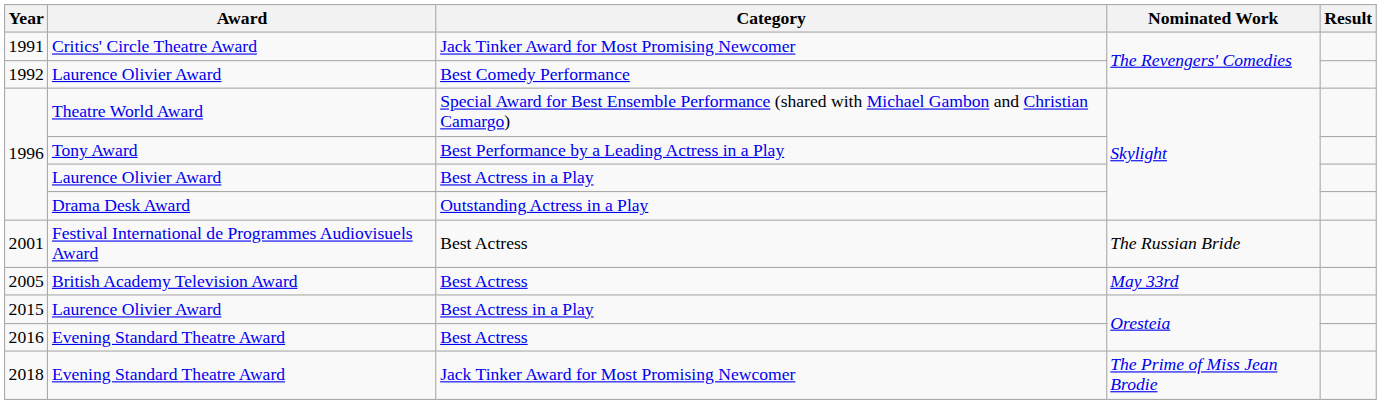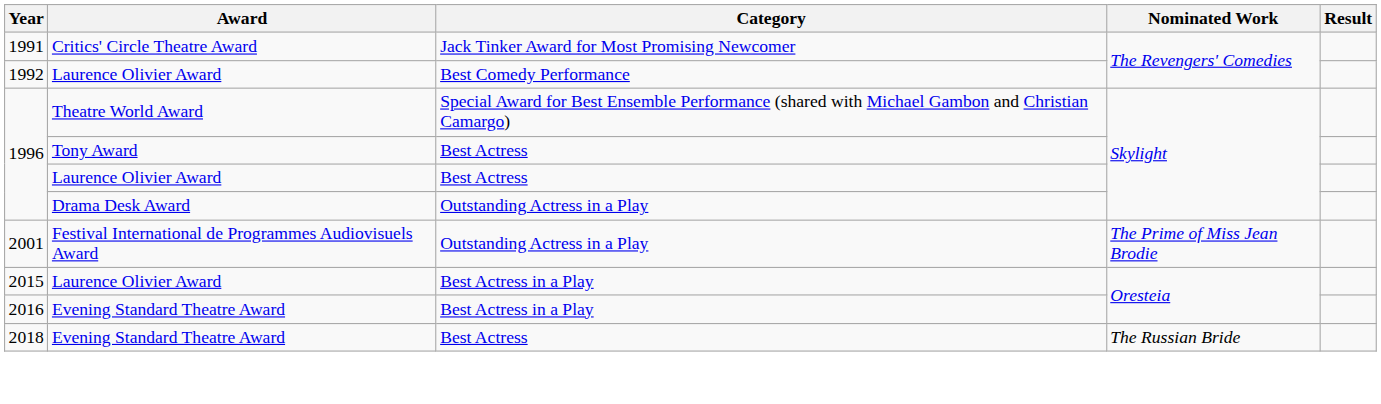(612, 149) Best Performance by a Leading Actress in a Play -> (484, 149) Best Actress
(517, 177) Best Actress in a Play -> (484, 177) Best Actress
(484, 243) Best Actress -> (544, 243) Outstanding Actress in a Play
(1175, 243) The Russian Bride -> (1194, 243) The Prime of Miss Jean Brodie
- row: (26, 281)
(484, 337) Best Actress -> (517, 309) Best Actress in a Play
(618, 374) Jack Tinker Award for Most Promising Newcomer -> (484, 337) Best Actress
(1194, 374) The Prime of Miss Jean Brodie -> (1175, 337) The Russian Bride
